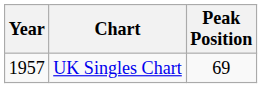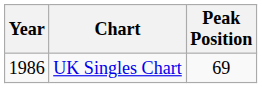(27, 67) 1957 -> (27, 67) 1986
